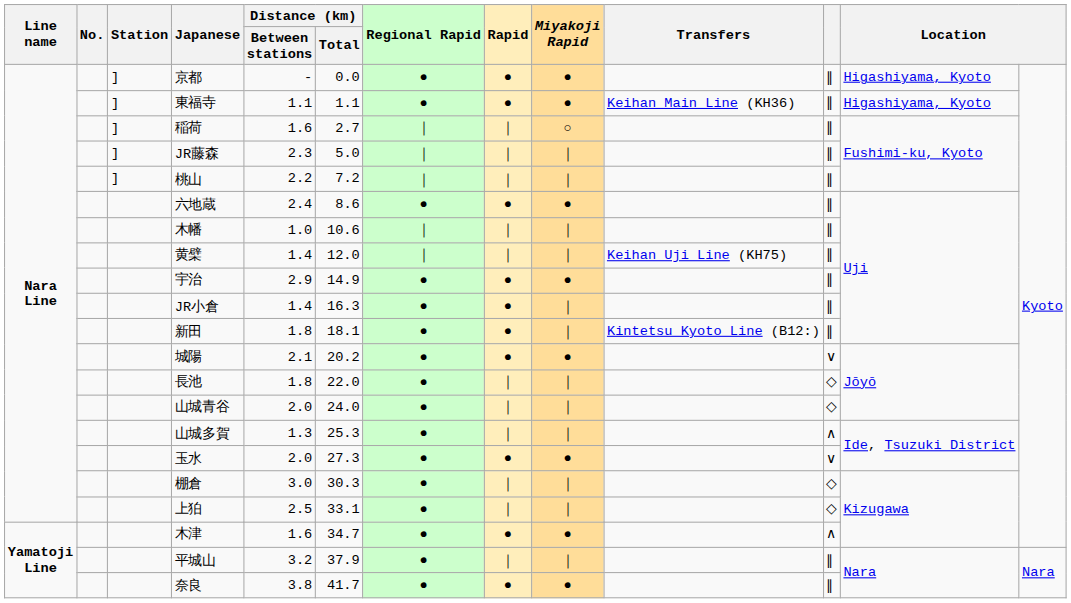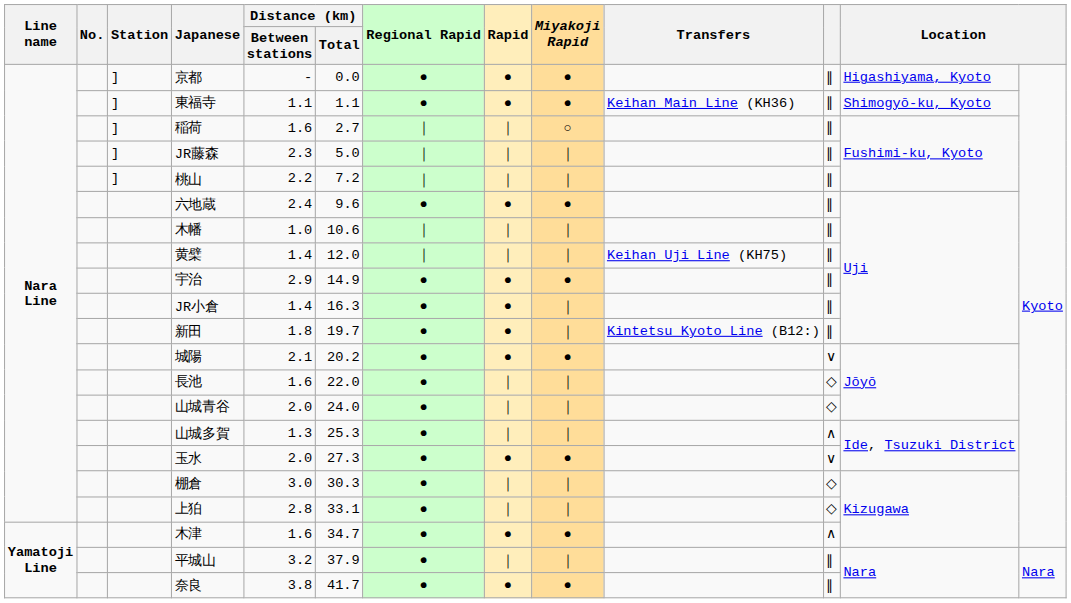(917, 103) Higashiyama, Kyoto -> (917, 103) Shimogyō-ku, Kyoto
(347, 204) 8.6 -> (347, 204) 9.6
(343, 331) 18.1 -> (343, 331) 19.7
(300, 382) 1.8 -> (300, 382) 1.6
(300, 509) 2.5 -> (300, 509) 2.8
